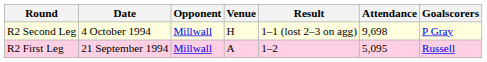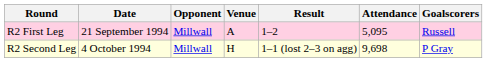rows swapped: (35, 48) <-> (41, 31)
